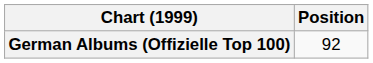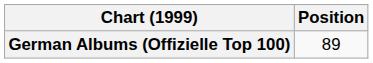(331, 44) 92 -> (331, 44) 89
